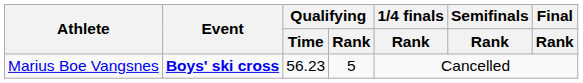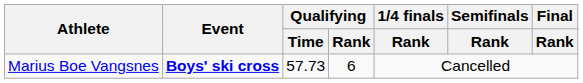(306, 66) 56.23 -> (306, 66) 57.73
(351, 66) 5 -> (351, 66) 6
